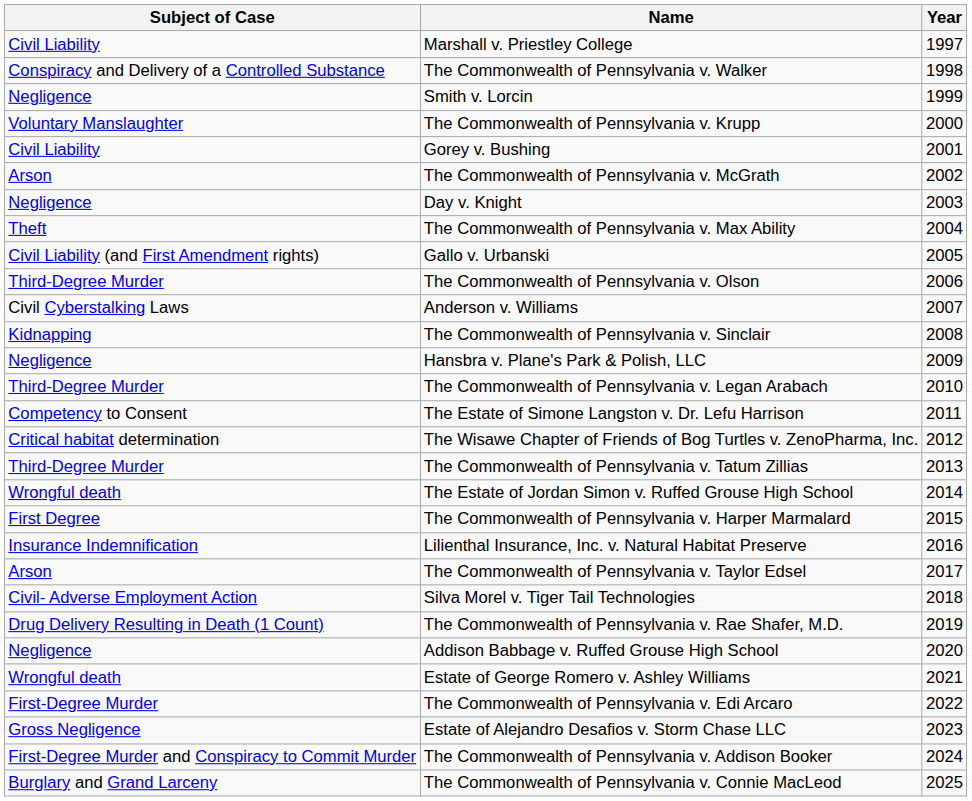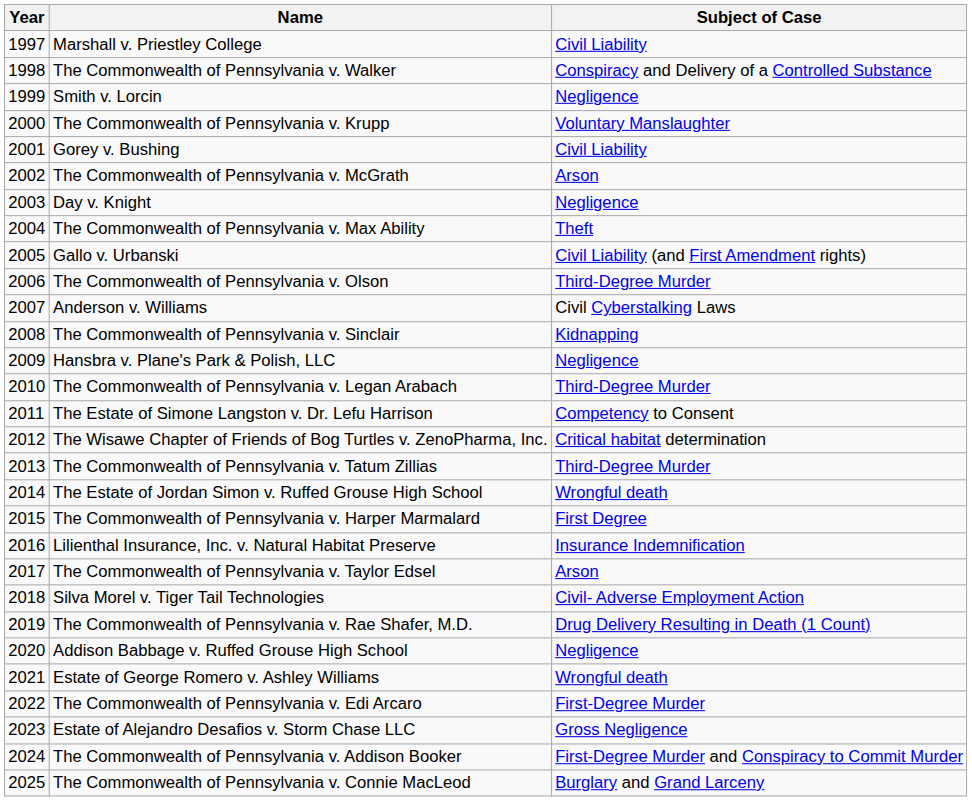columns swapped: (945, 17) <-> (212, 17)
